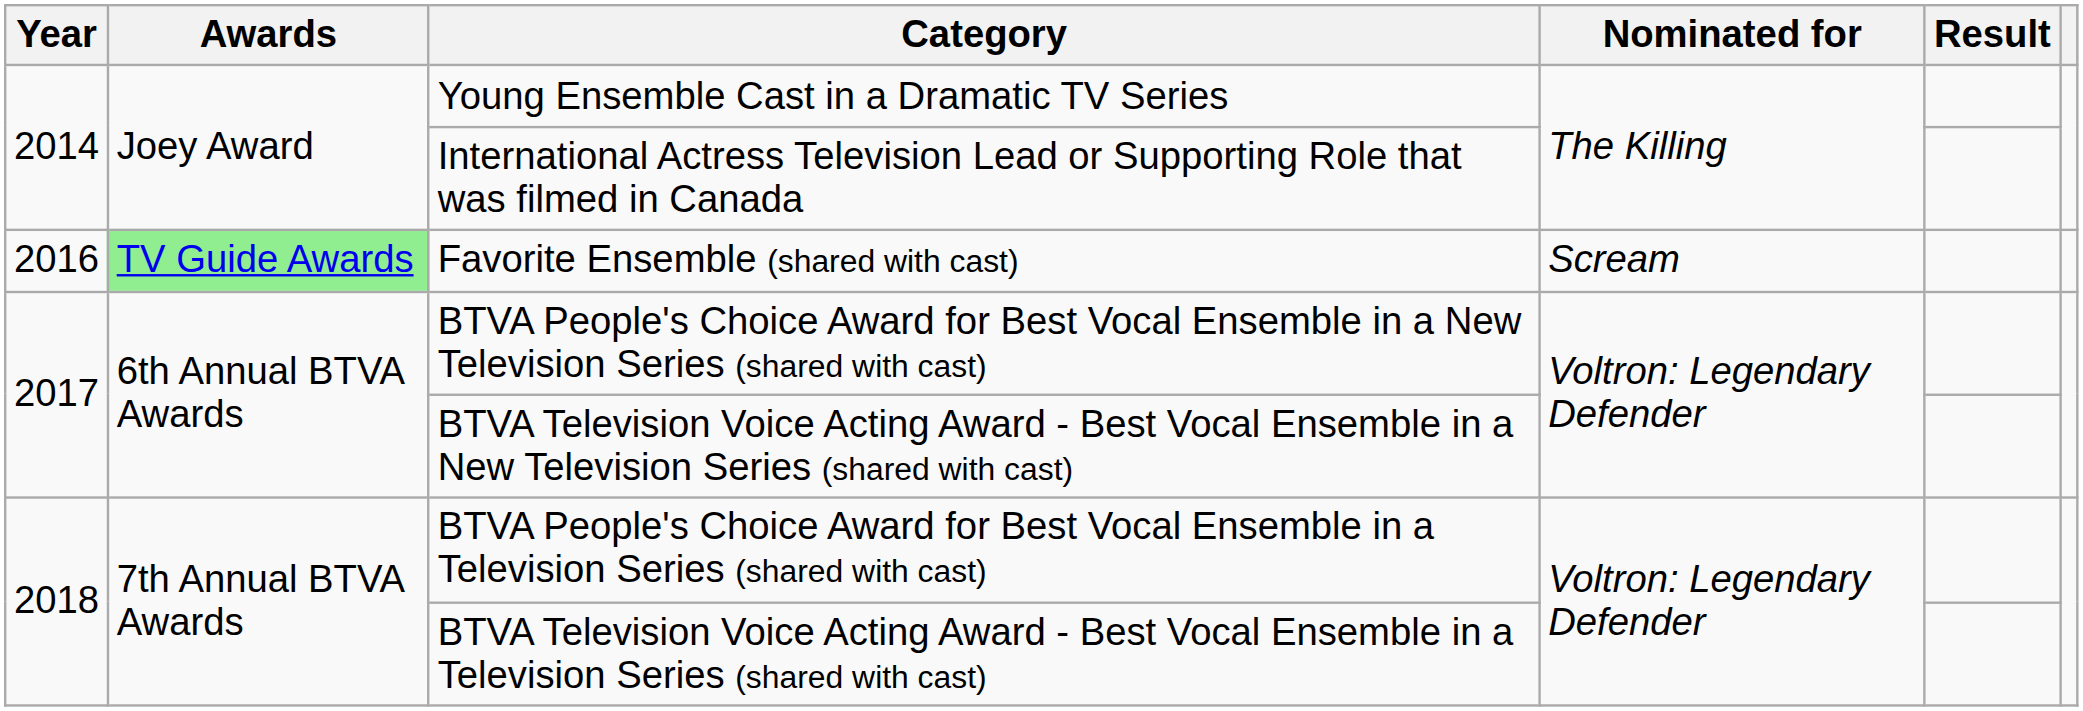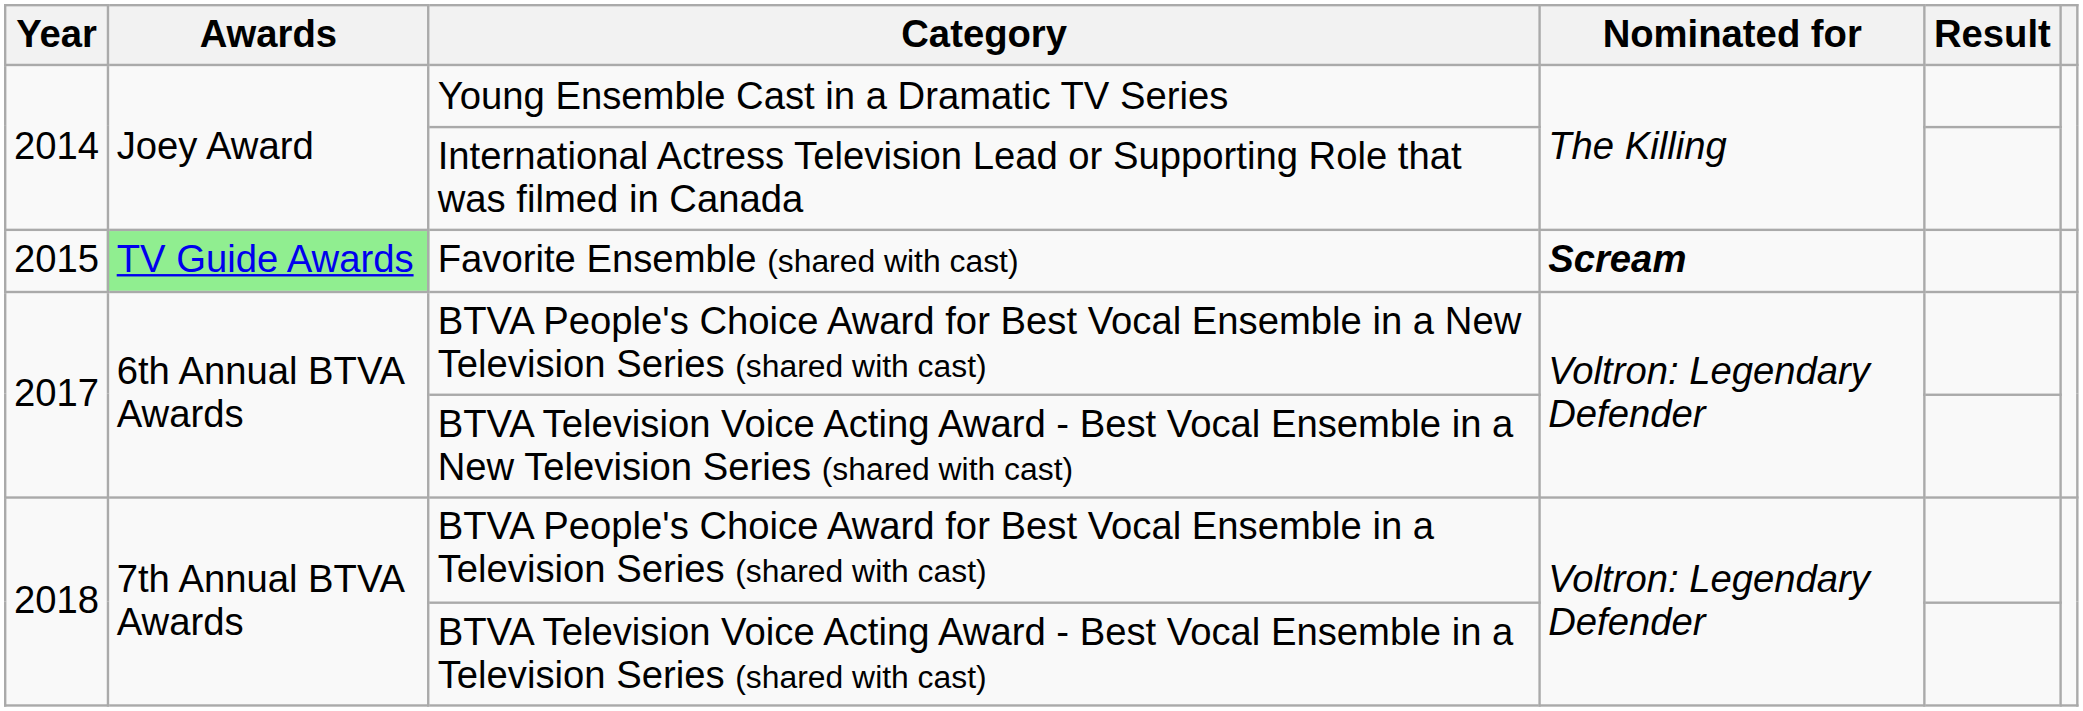(57, 259) 2016 -> (57, 259) 2015
(1614, 259) normal -> (1617, 259) bold
